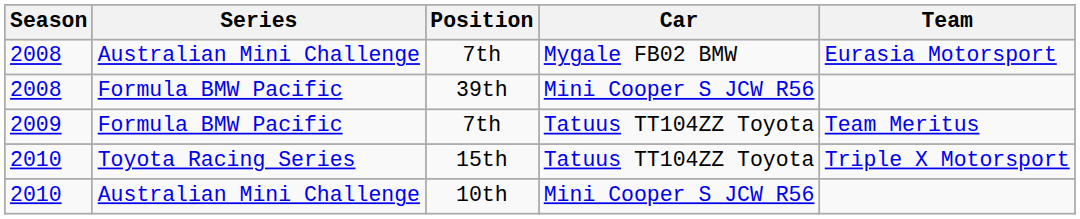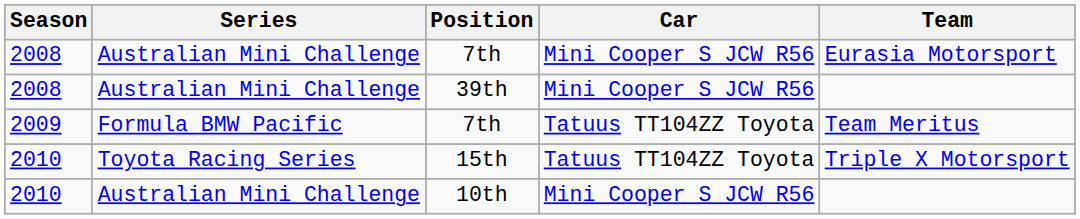(640, 57) Mygale FB02 BMW -> (679, 57) Mini Cooper S JCW R56
(220, 92) Formula BMW Pacific -> (259, 92) Australian Mini Challenge
